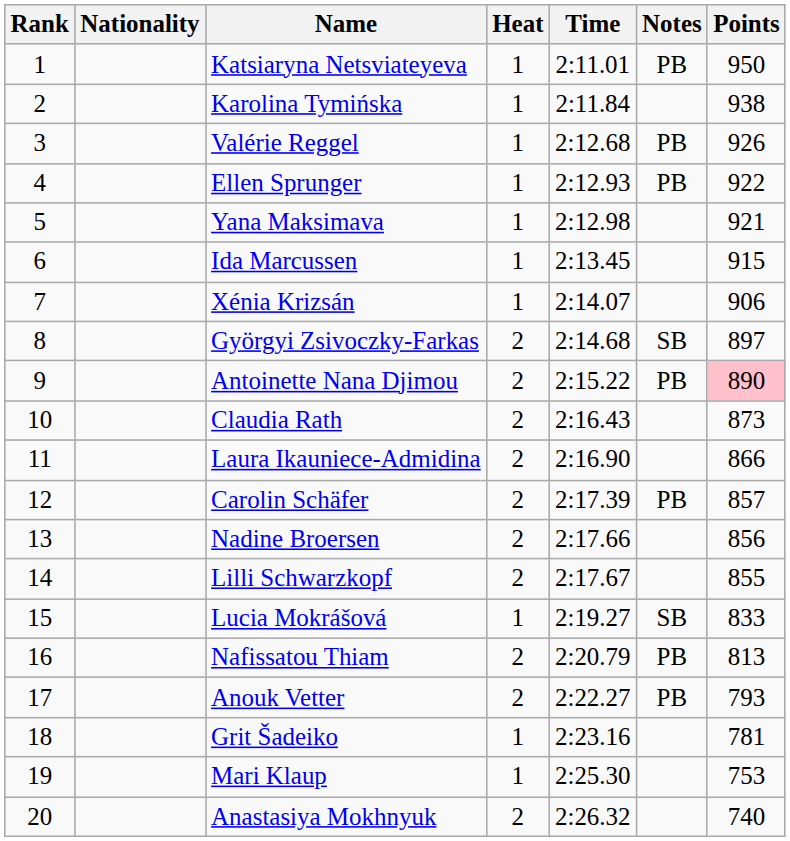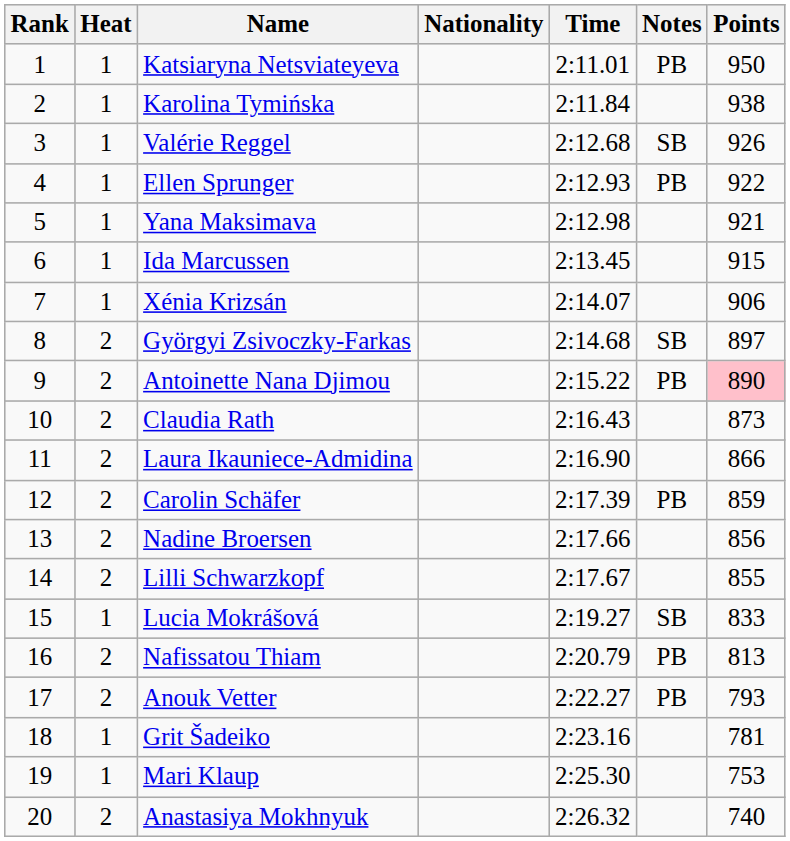columns swapped: (518, 24) <-> (140, 24)
(672, 143) PB -> (672, 143) SB
(746, 499) 857 -> (746, 499) 859
